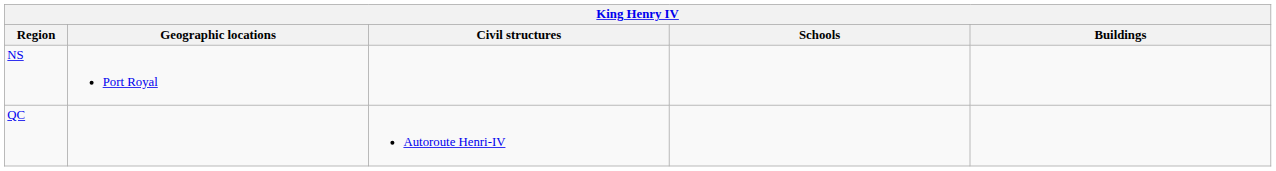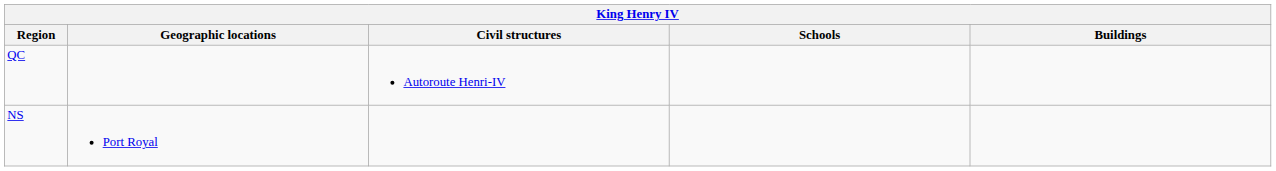rows swapped: (16, 55) <-> (16, 115)
